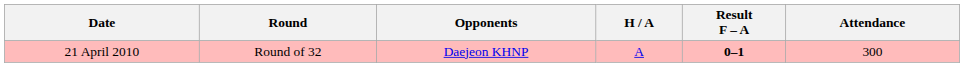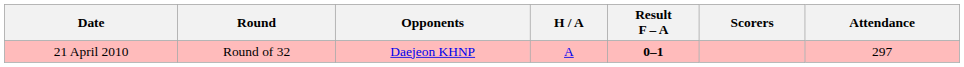+ column: (752, 22)
(872, 51) 300 -> (882, 51) 297
